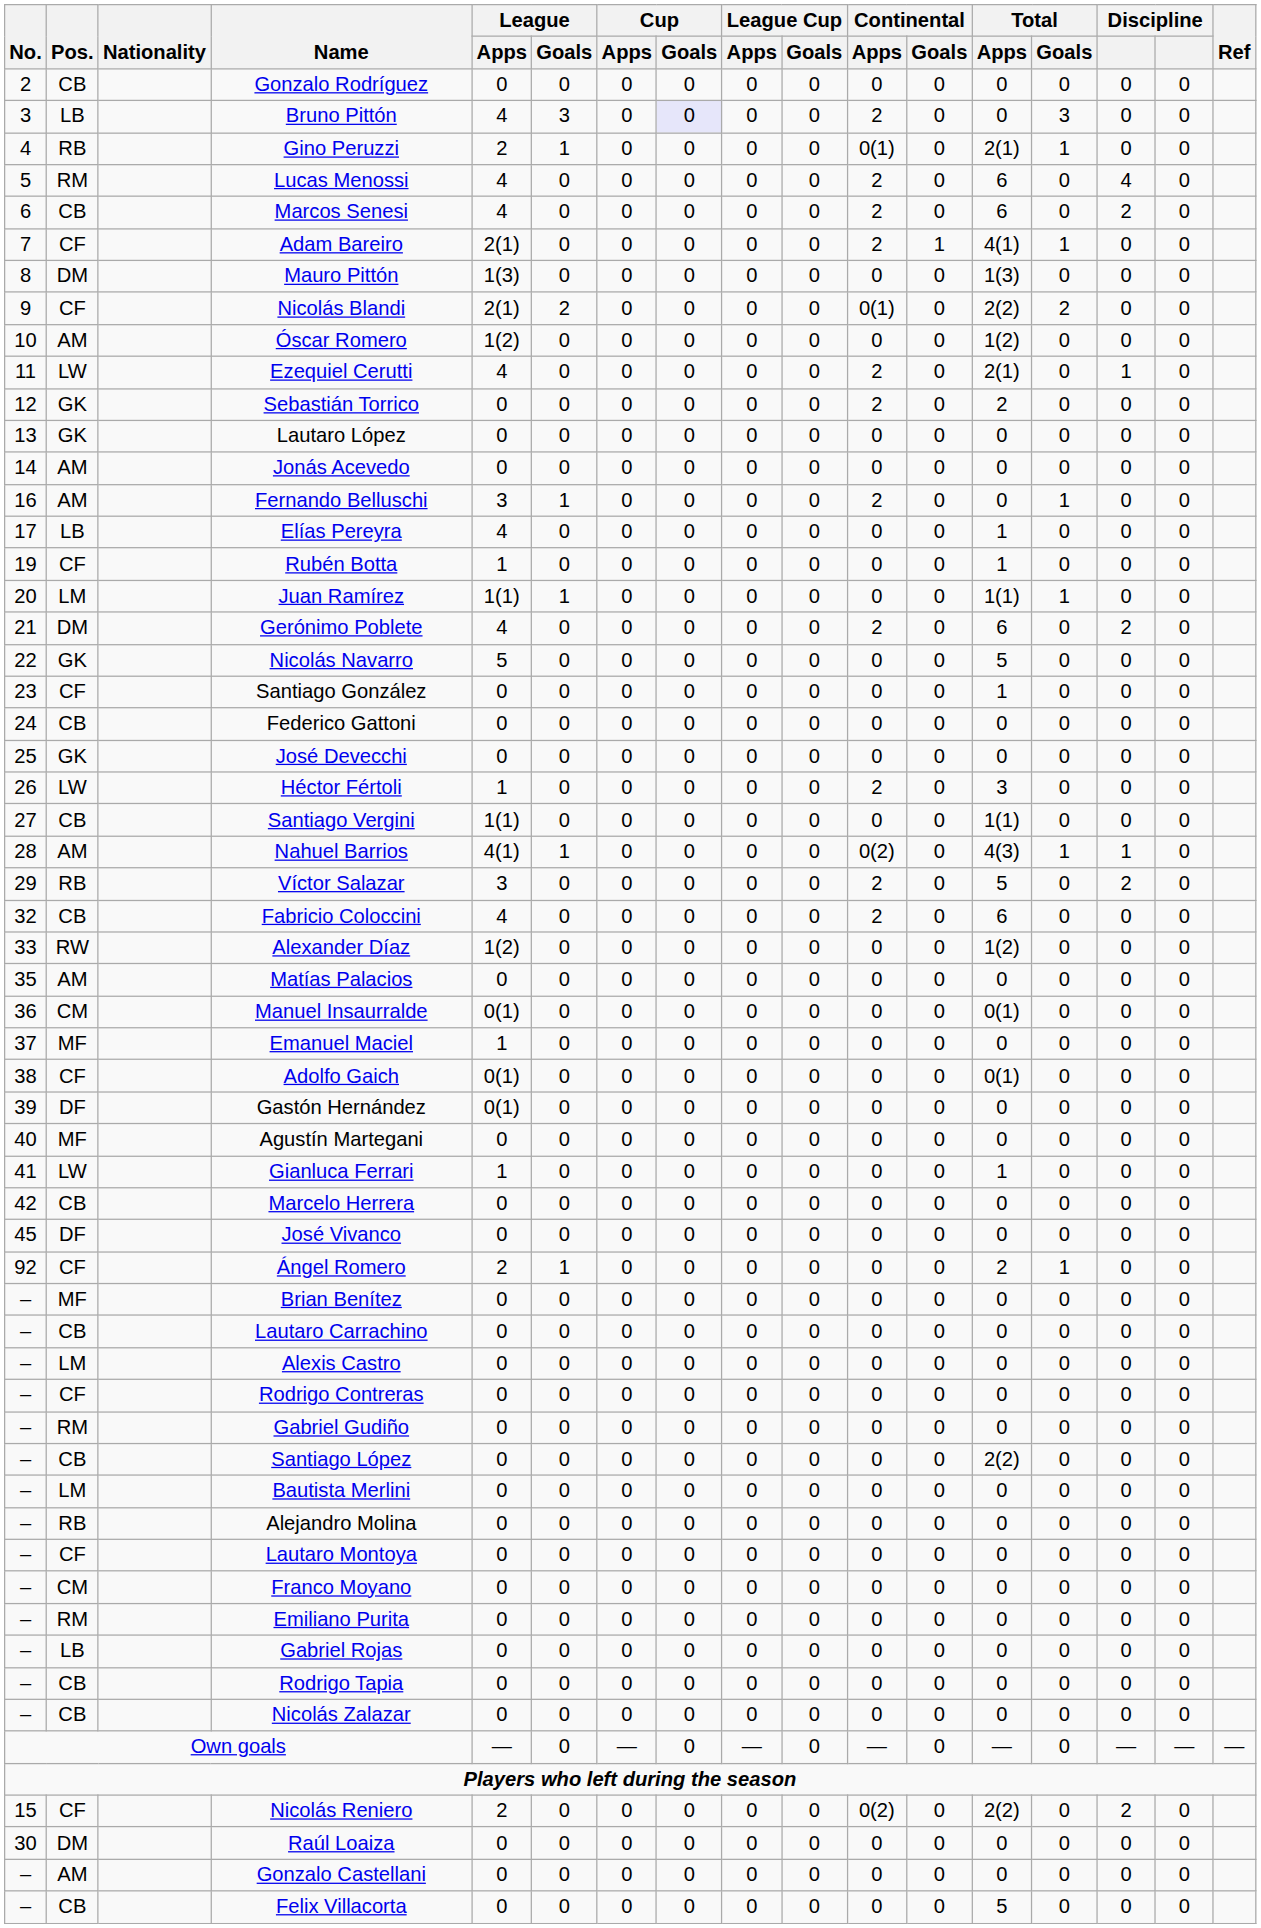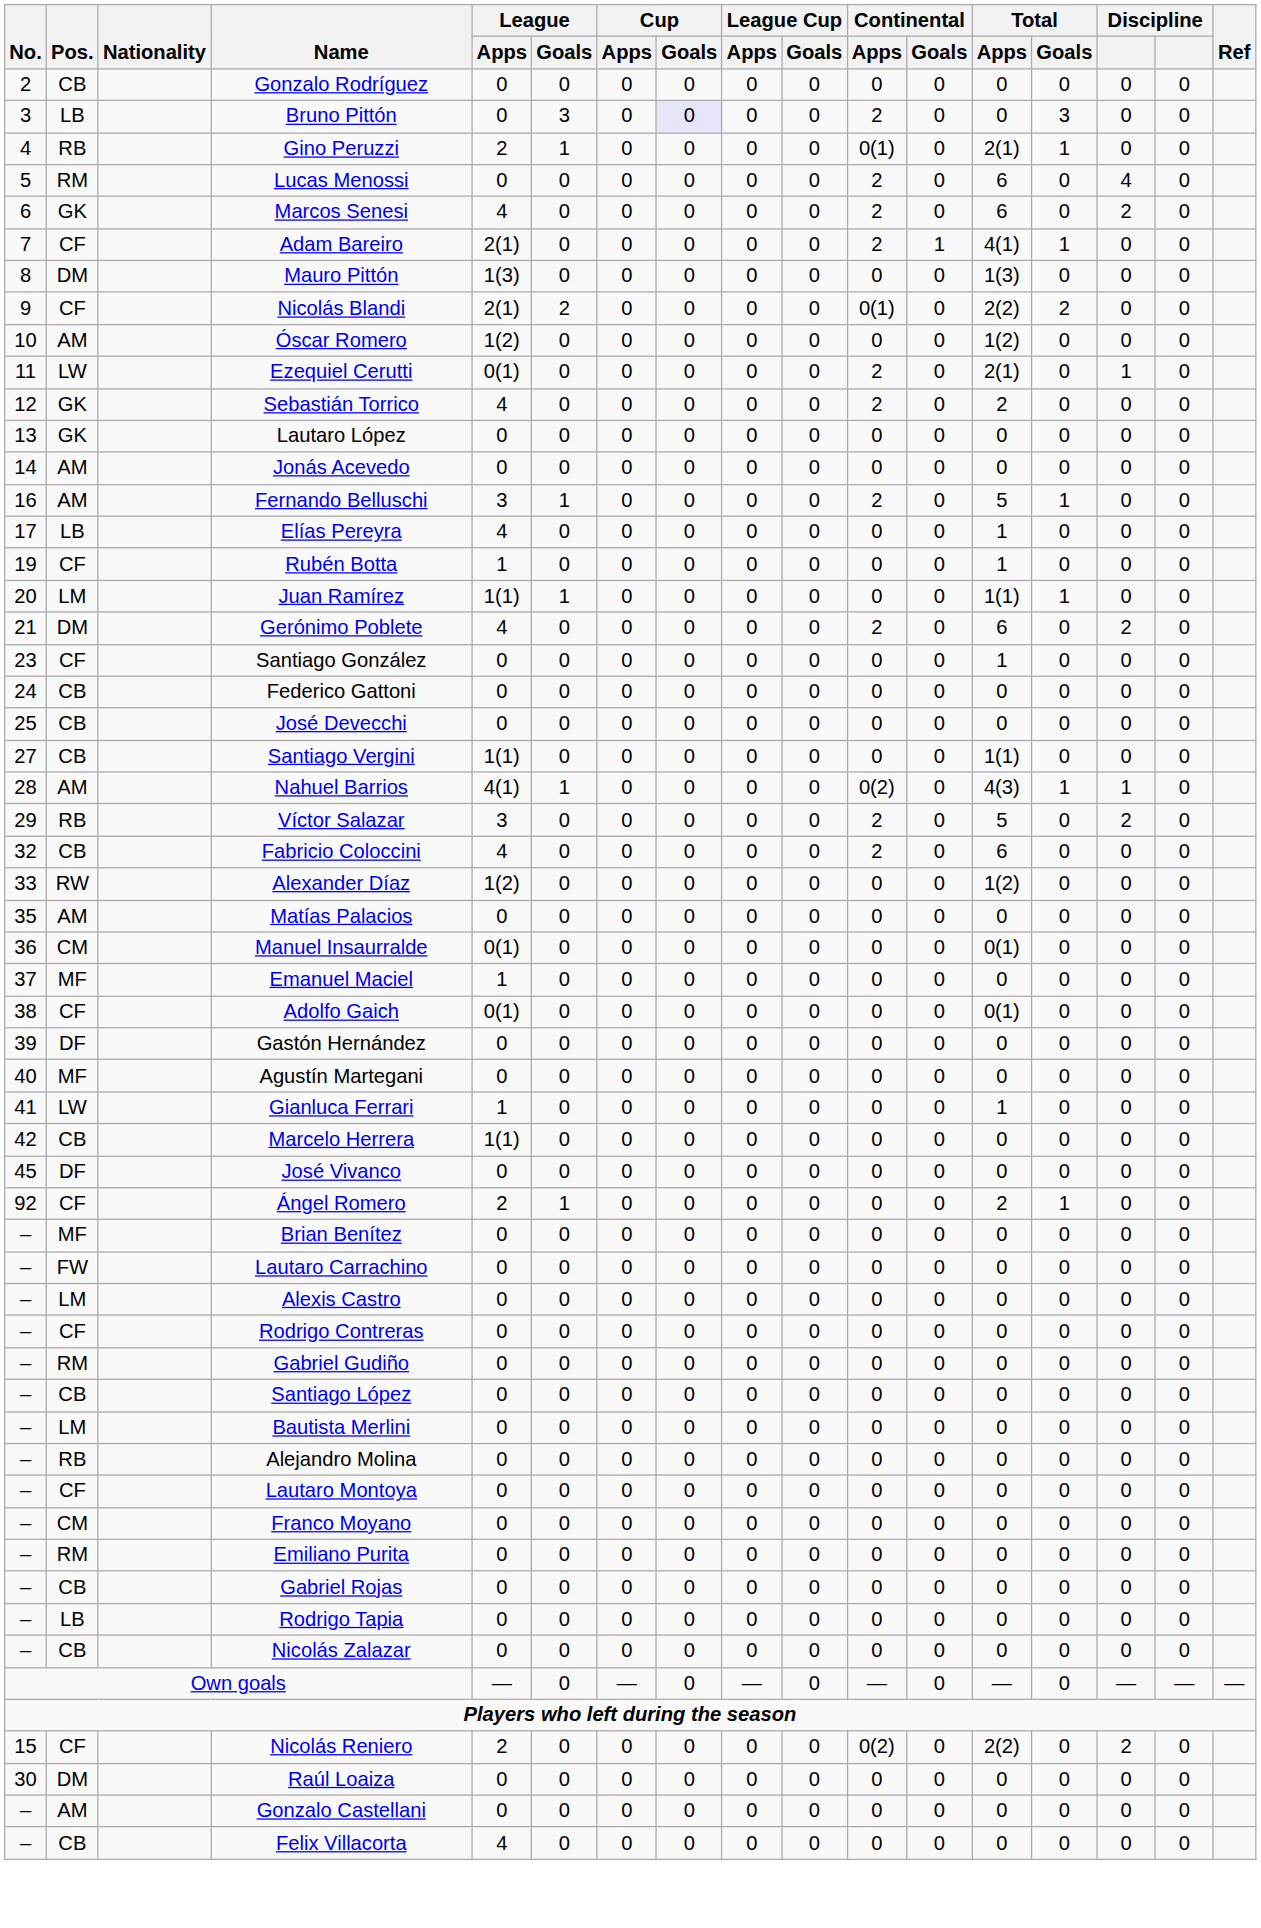(502, 116) 4 -> (502, 116) 0
(502, 180) 4 -> (502, 180) 0
(72, 212) CB -> (72, 212) GK
(502, 372) 4 -> (502, 372) 0(1)
(502, 404) 0 -> (502, 404) 4
(1002, 500) 0 -> (1002, 500) 5
- row: (341, 659)
(72, 755) GK -> (72, 723) CB
- row: (341, 787)
(502, 1107) 0(1) -> (502, 1043) 0
(502, 1203) 0 -> (502, 1139) 1(1)
(72, 1331) CB -> (72, 1267) FW
(1002, 1459) 2(2) -> (1002, 1395) 0
(72, 1651) LB -> (72, 1587) CB
(72, 1683) CB -> (72, 1619) LB
(502, 1906) 0 -> (502, 1842) 4
(1002, 1906) 5 -> (1002, 1842) 0
